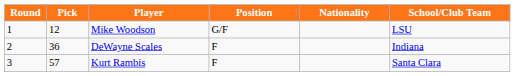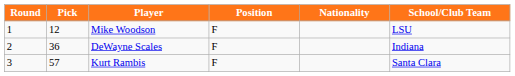(220, 29) G/F -> (214, 29) F
